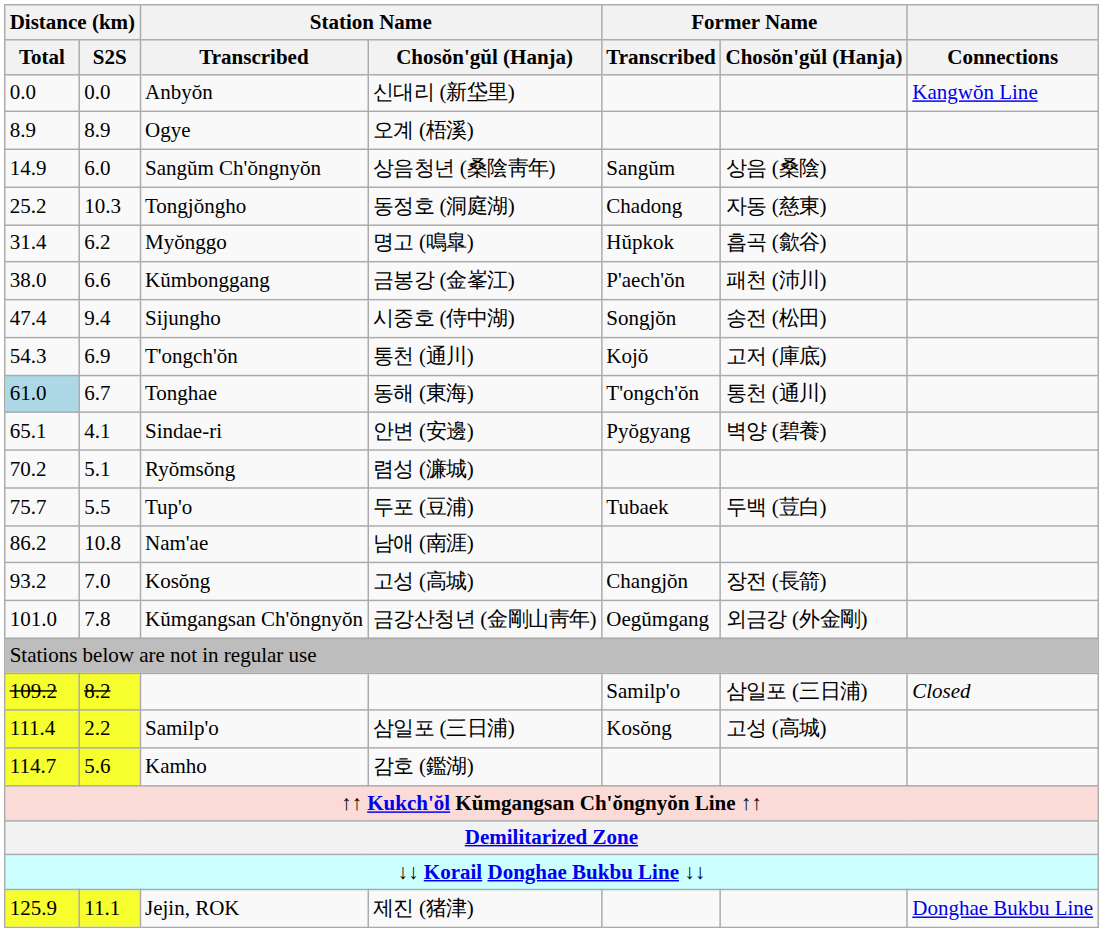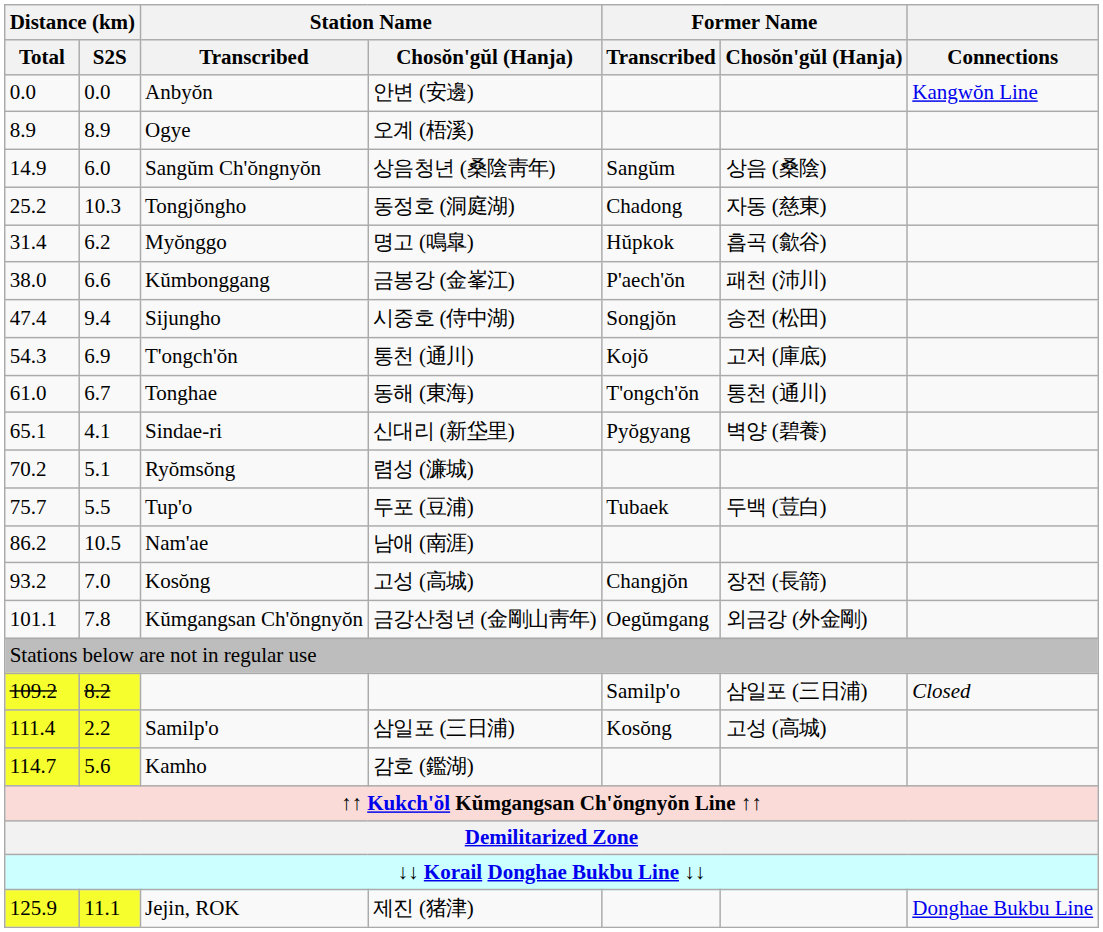(444, 93) 신대리 (新垈里) -> (423, 93) 안변 (安邊)
(28, 393) lightblue background -> (28, 393) no background
(423, 431) 안변 (安邊) -> (444, 431) 신대리 (新垈里)
(103, 544) 10.8 -> (103, 544) 10.5
(33, 619) 101.0 -> (33, 619) 101.1
